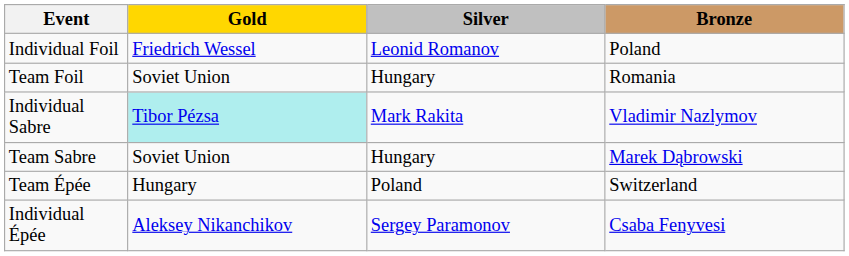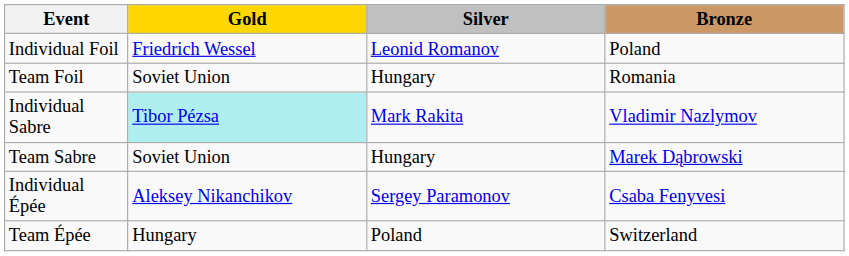rows swapped: (47, 225) <-> (50, 185)
